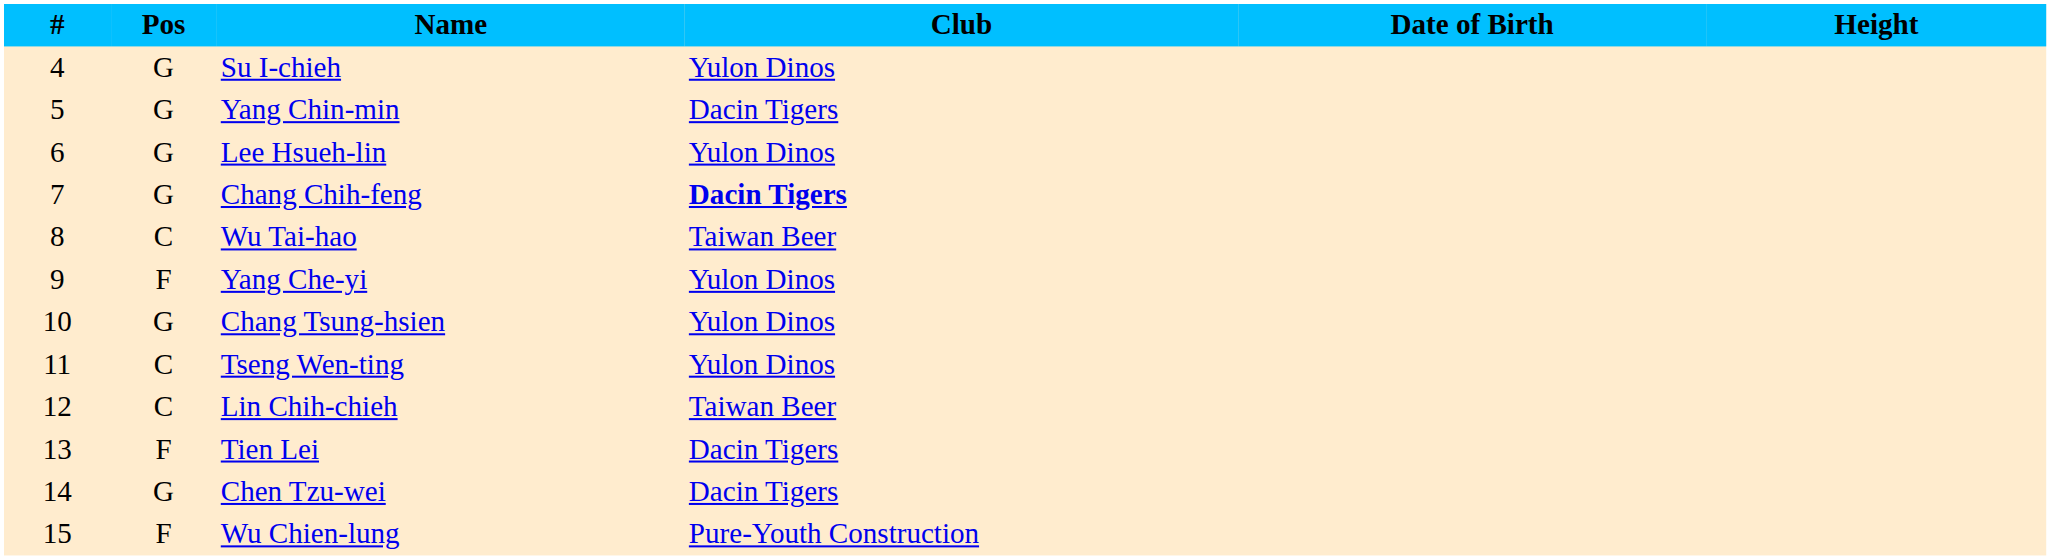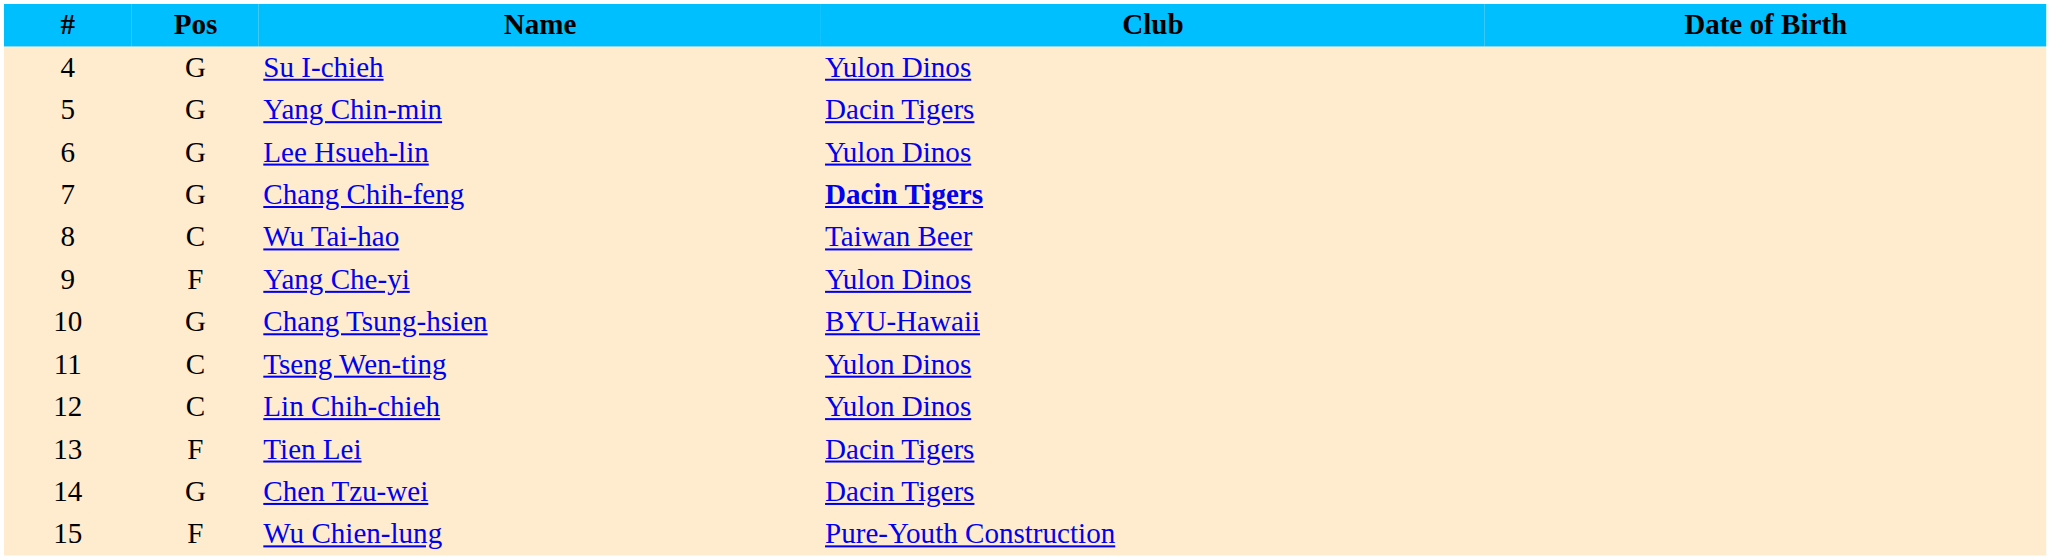- column: (1876, 24)
(762, 321) Yulon Dinos -> (903, 321) BYU-Hawaii
(763, 406) Taiwan Beer -> (898, 406) Yulon Dinos
